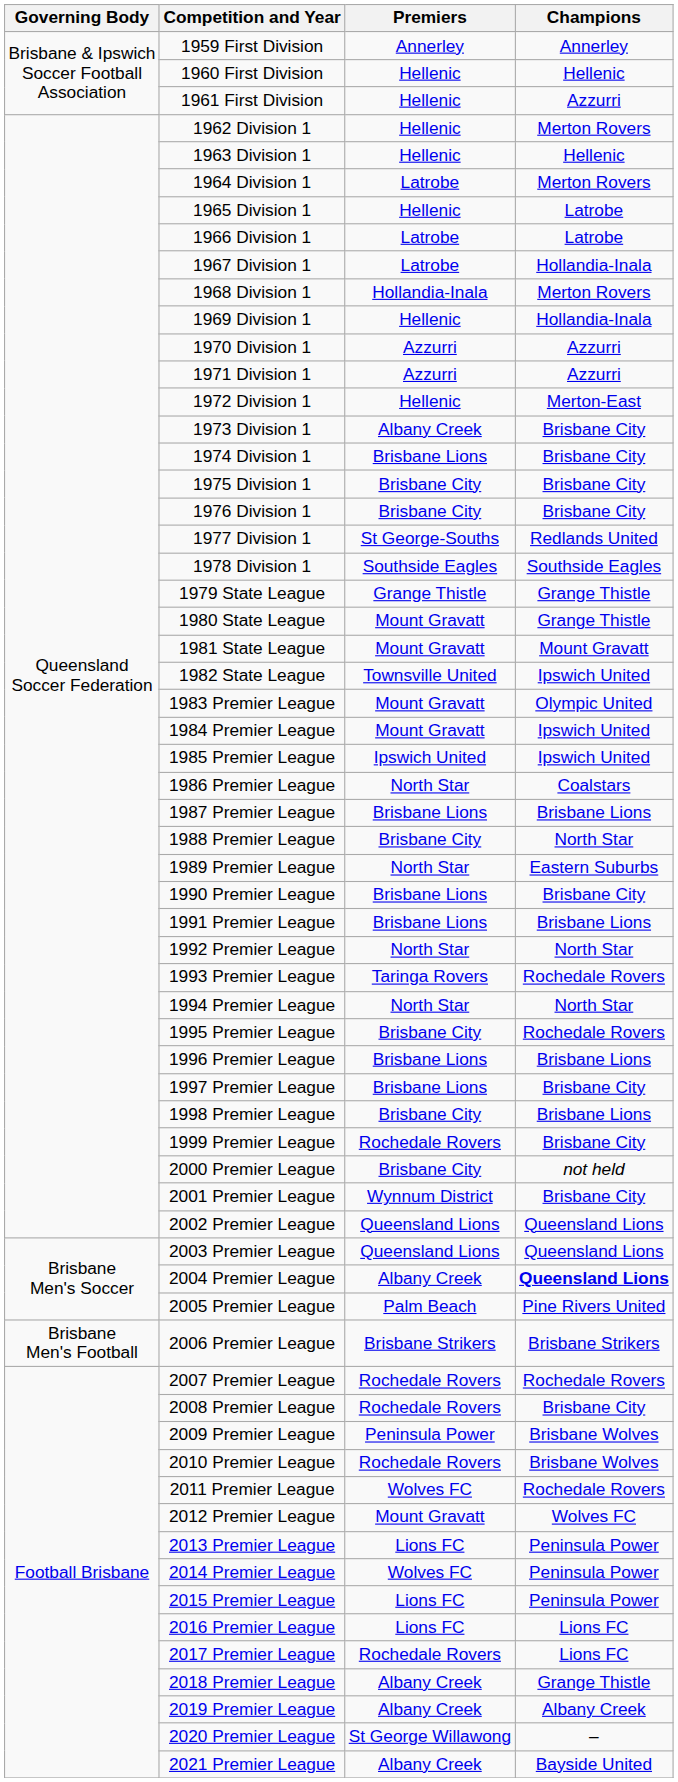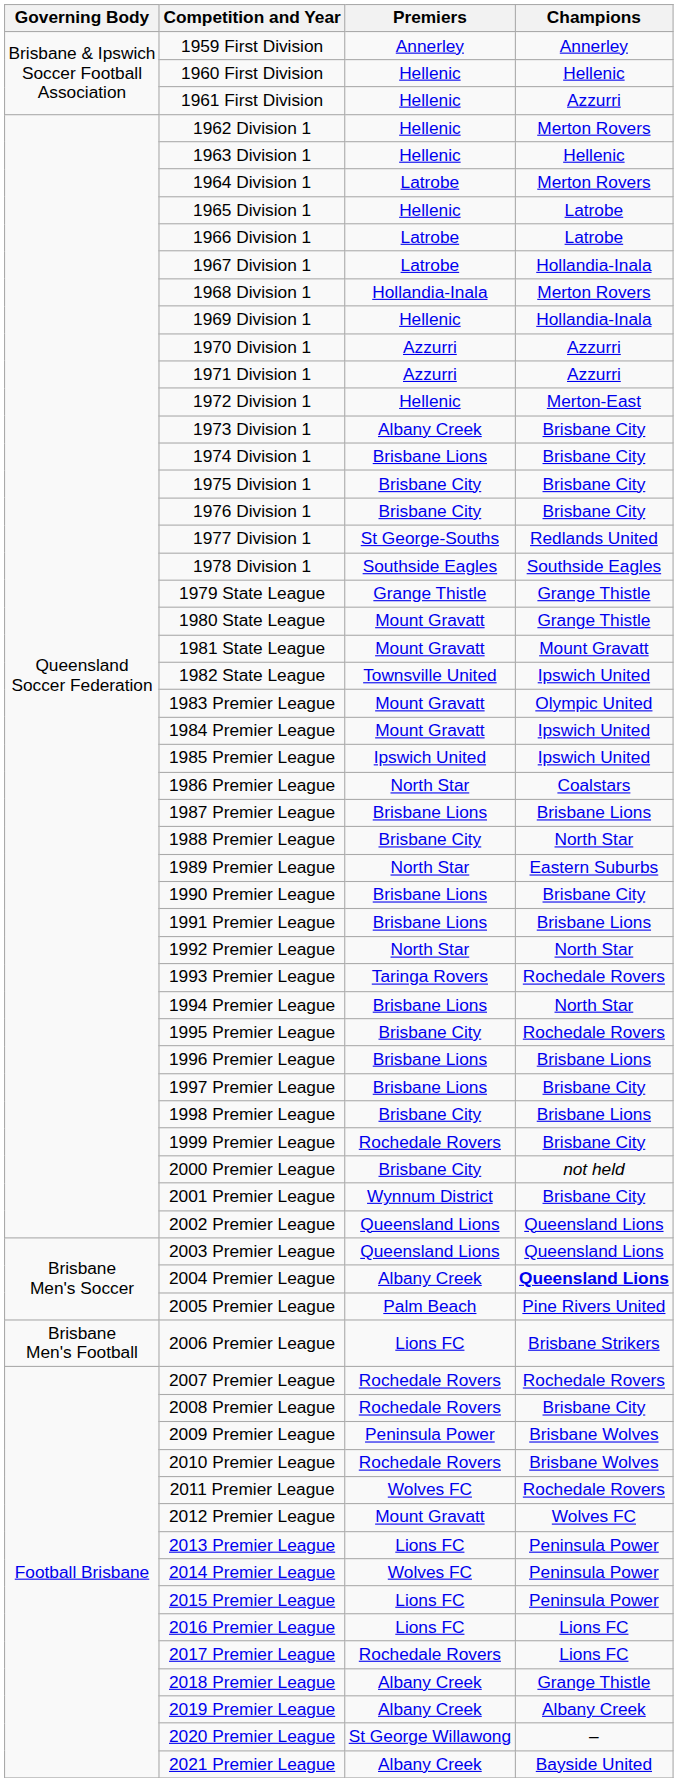(430, 1004) North Star -> (430, 1004) Brisbane Lions
(430, 1343) Brisbane Strikers -> (430, 1343) Lions FC
